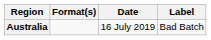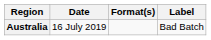columns swapped: (128, 12) <-> (74, 12)
